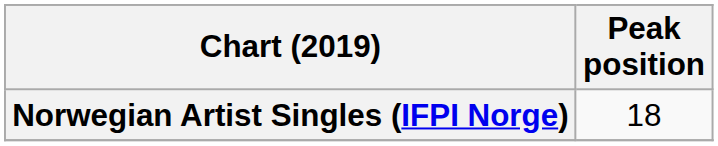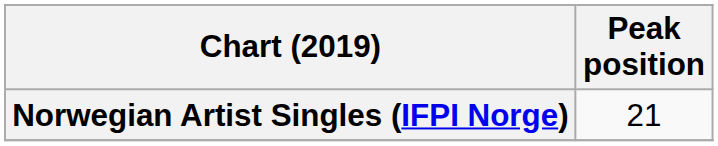(644, 114) 18 -> (644, 114) 21
